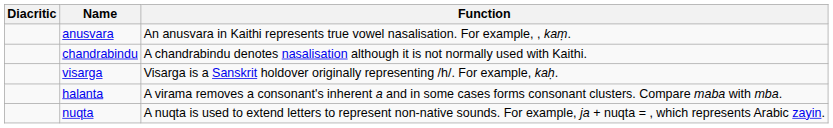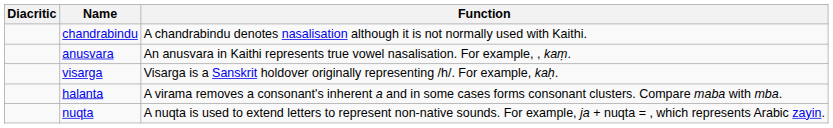rows swapped: (100, 53) <-> (88, 34)
